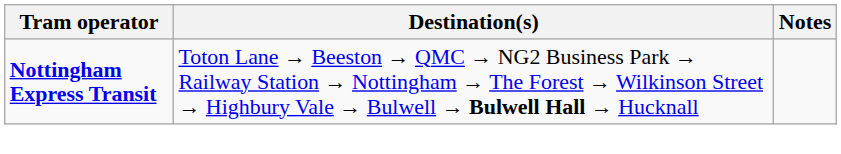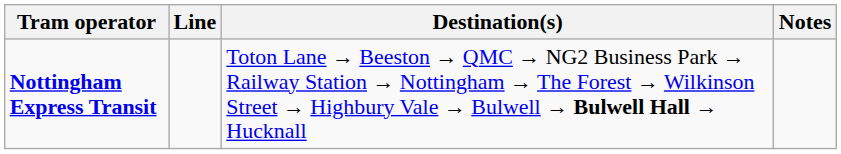+ column: (195, 21)
